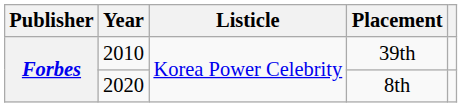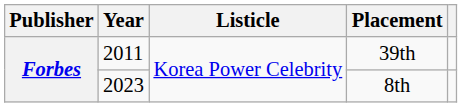(123, 53) 2010 -> (123, 53) 2011
(123, 85) 2020 -> (123, 85) 2023
